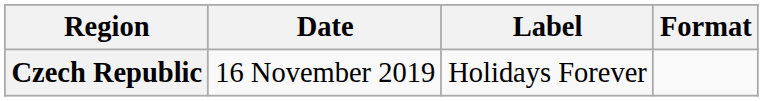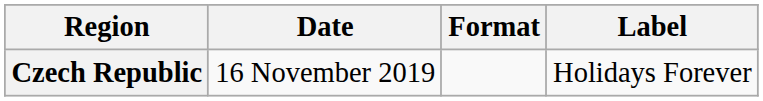columns swapped: (706, 27) <-> (548, 27)
